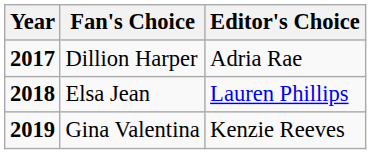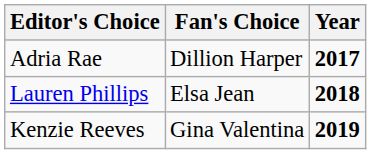columns swapped: (32, 22) <-> (285, 22)
